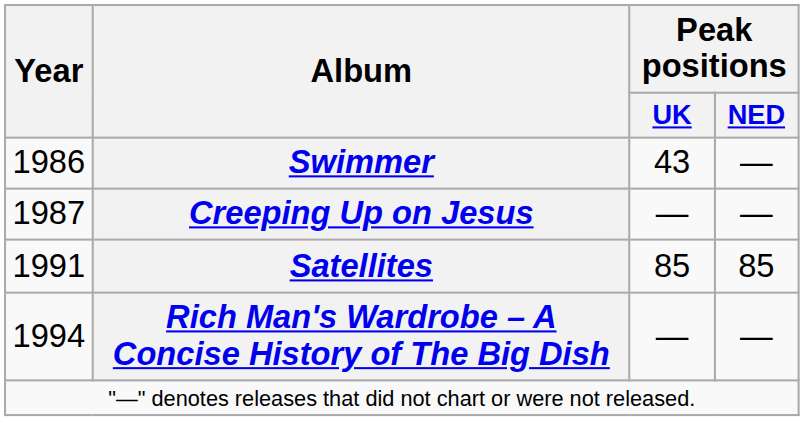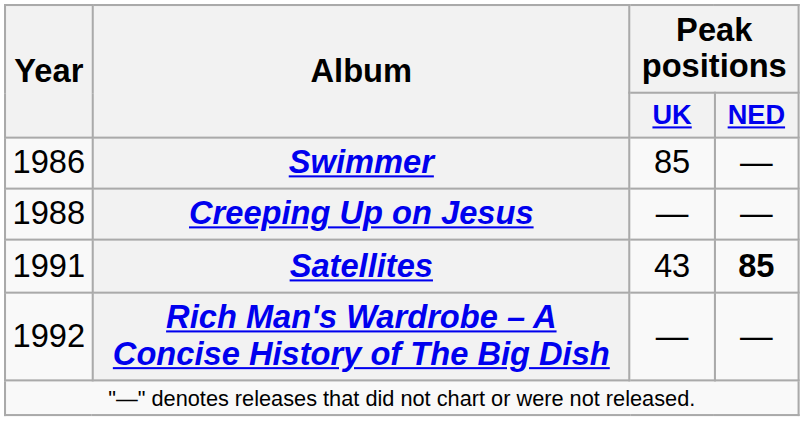(672, 162) 43 -> (672, 162) 85
(49, 214) 1987 -> (49, 214) 1988
(672, 265) 85 -> (672, 265) 43
(756, 265) normal -> (756, 265) bold
(49, 336) 1994 -> (49, 336) 1992
